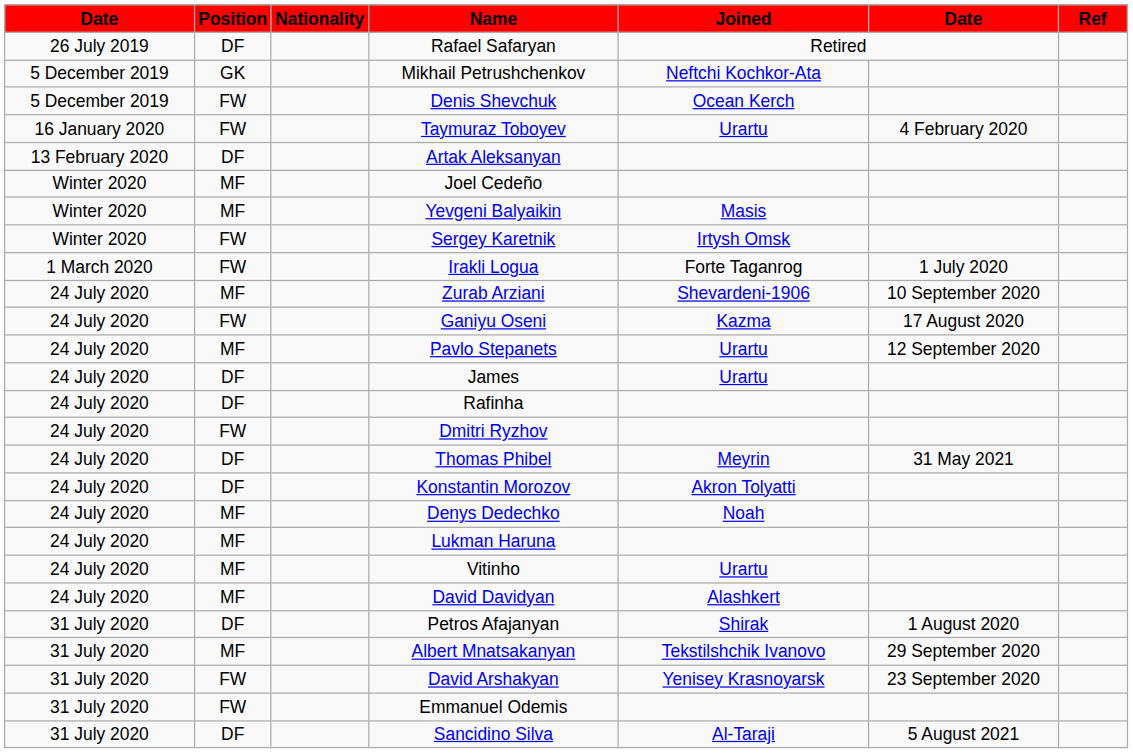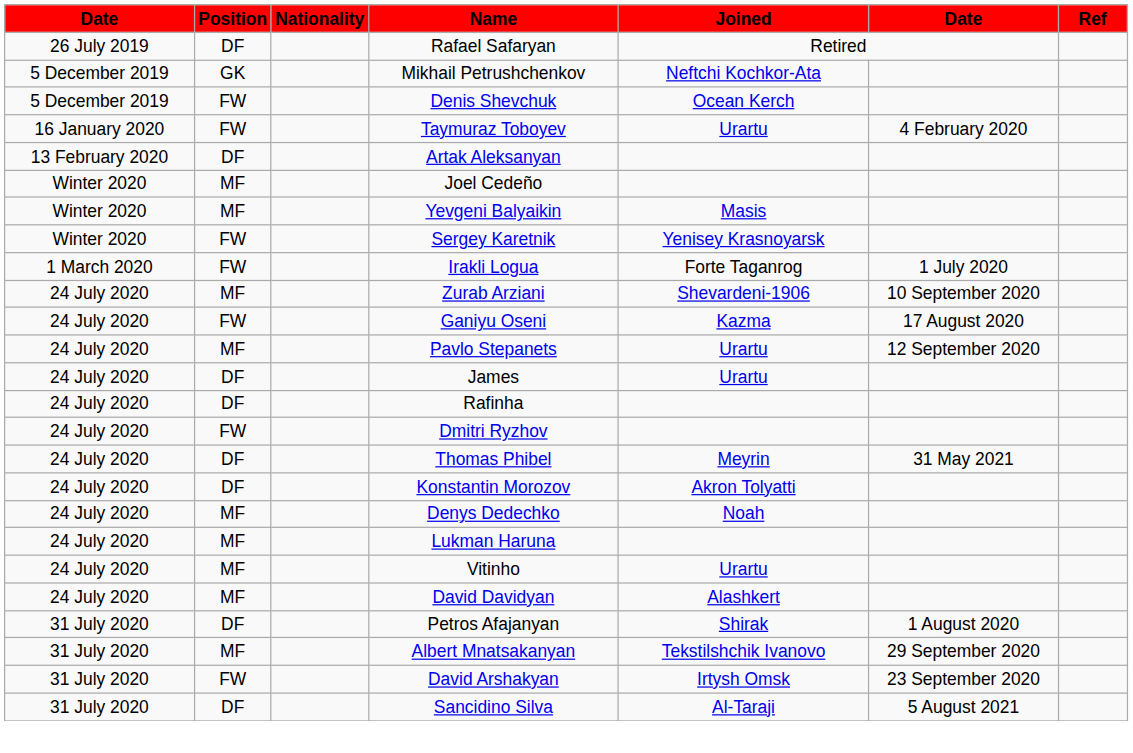(744, 239) Irtysh Omsk -> (744, 239) Yenisey Krasnoyarsk
(744, 679) Yenisey Krasnoyarsk -> (744, 679) Irtysh Omsk
- row: (493, 707)
